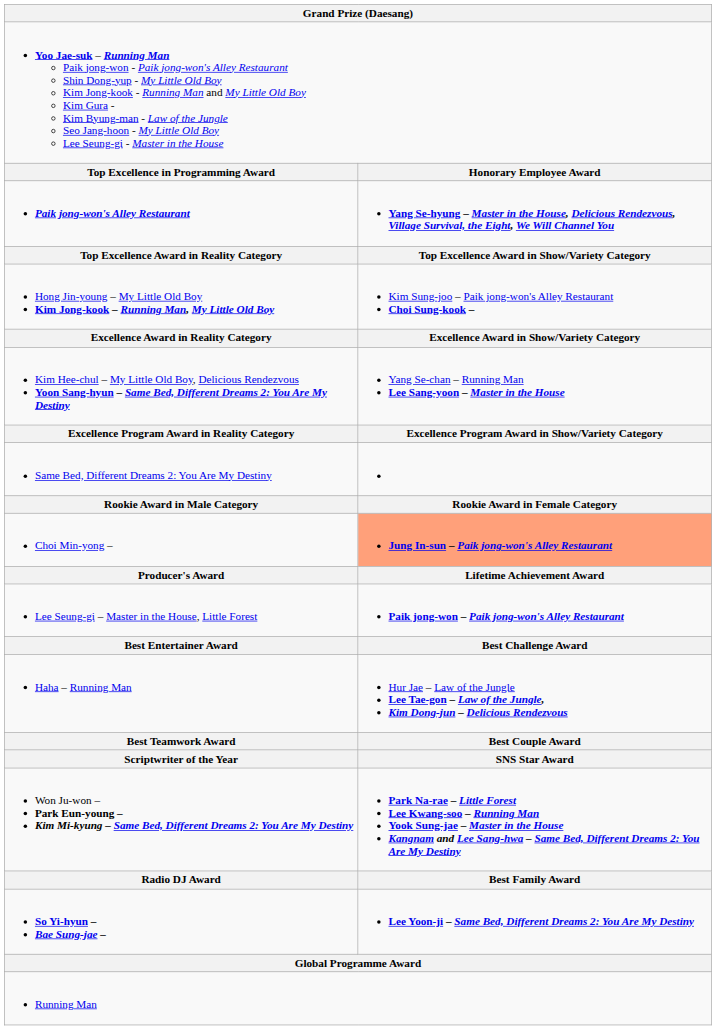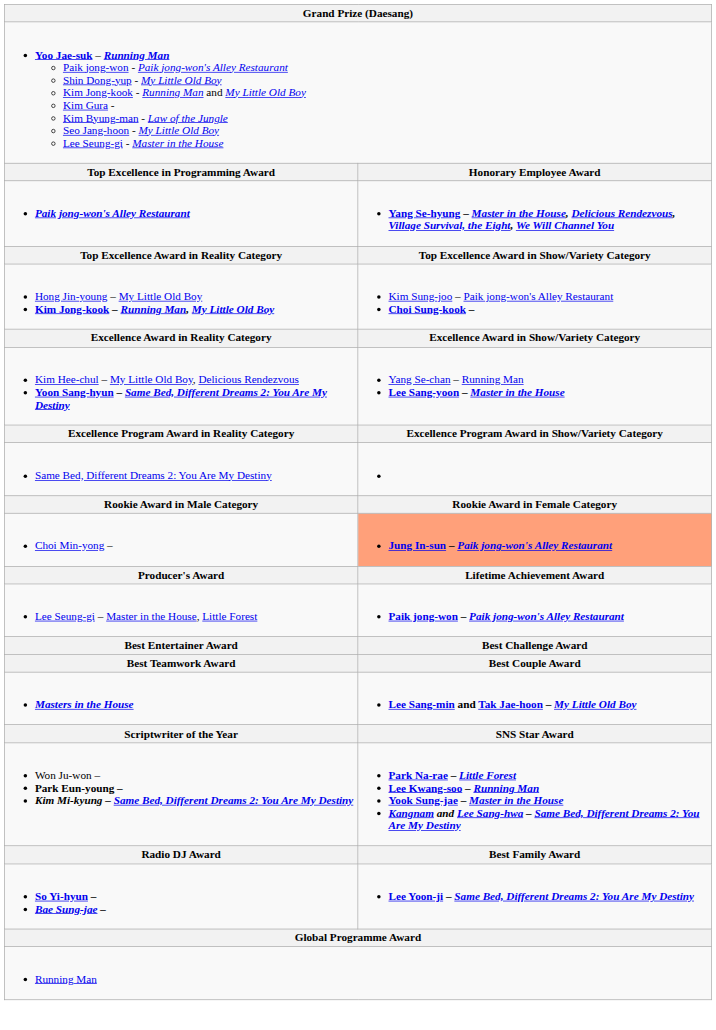- row: (181, 687)
+ row: (181, 705)
